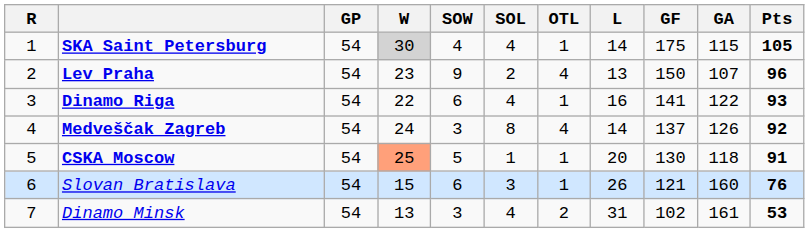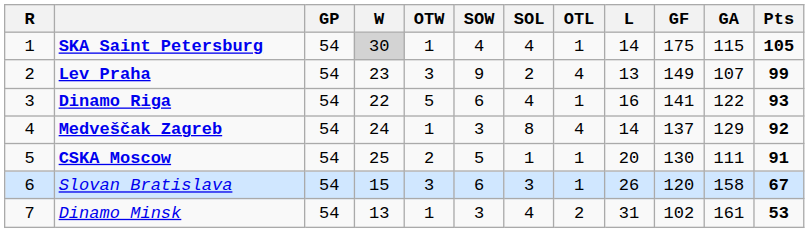+ column: (429, 19)
(670, 74) 150 -> (679, 74) 149
(777, 74) 96 -> (779, 74) 99
(724, 130) 126 -> (729, 130) 129
(404, 157) lightsalmon background -> (379, 157) no background
(724, 157) 118 -> (729, 157) 111
(670, 185) 121 -> (679, 185) 120
(724, 185) 160 -> (729, 185) 158
(777, 185) 76 -> (779, 185) 67
